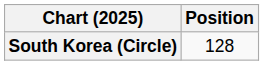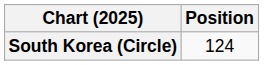(220, 45) 128 -> (220, 45) 124
